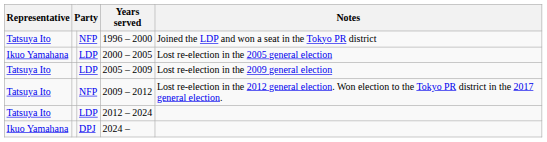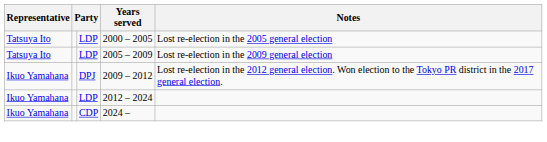- row: (127, 39)
(37, 54) Ikuo Yamahana -> (29, 39) Tatsuya Ito
(29, 92) Tatsuya Ito -> (37, 76) Ikuo Yamahana
(88, 92) NFP -> (87, 76) DPJ
(29, 113) Tatsuya Ito -> (37, 97) Ikuo Yamahana
(87, 129) DPJ -> (89, 113) CDP
